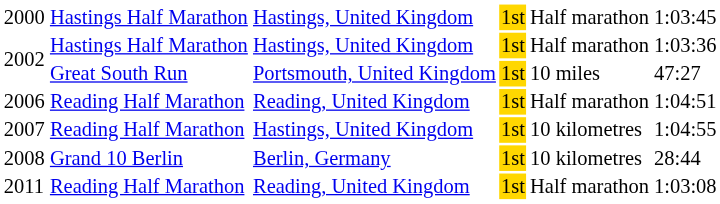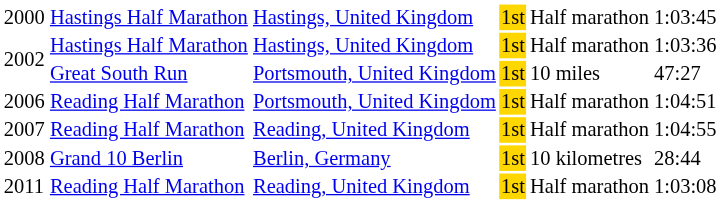(361, 101) Reading, United Kingdom -> (374, 101) Portsmouth, United Kingdom
(363, 129) Hastings, United Kingdom -> (361, 129) Reading, United Kingdom
(586, 129) 10 kilometres -> (589, 129) Half marathon
